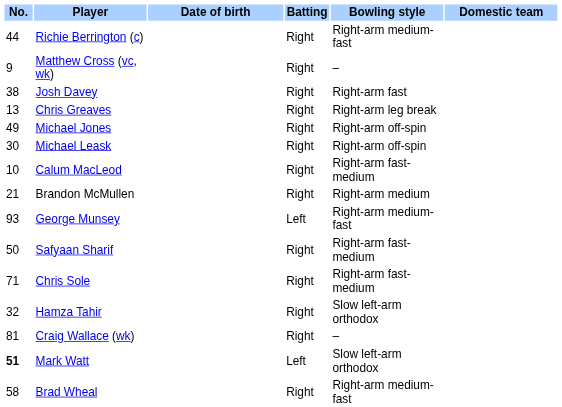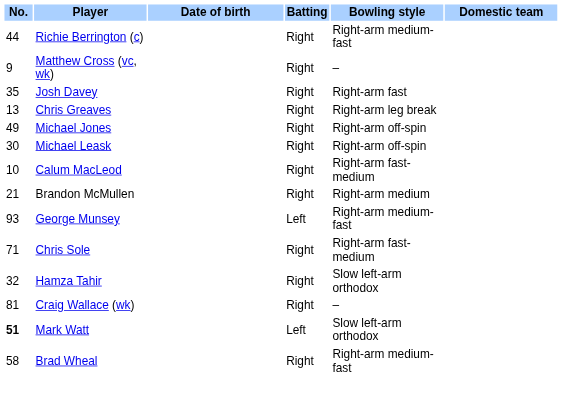(13, 92) 38 -> (13, 92) 35
- row: (74, 250)
